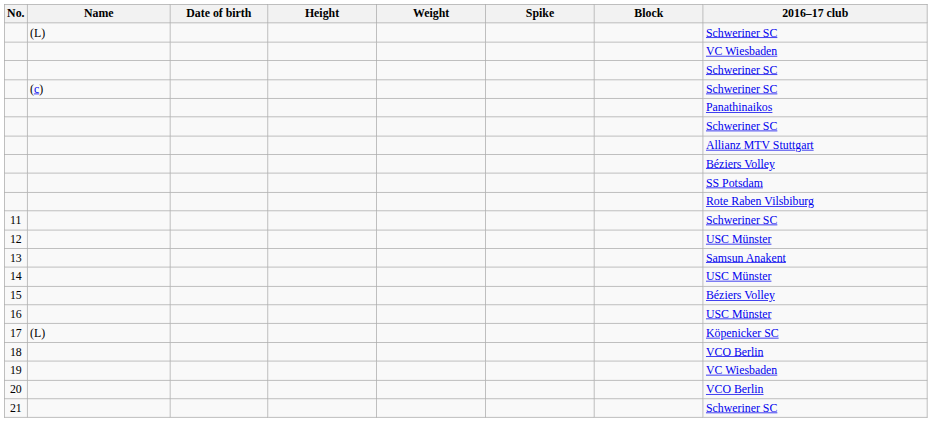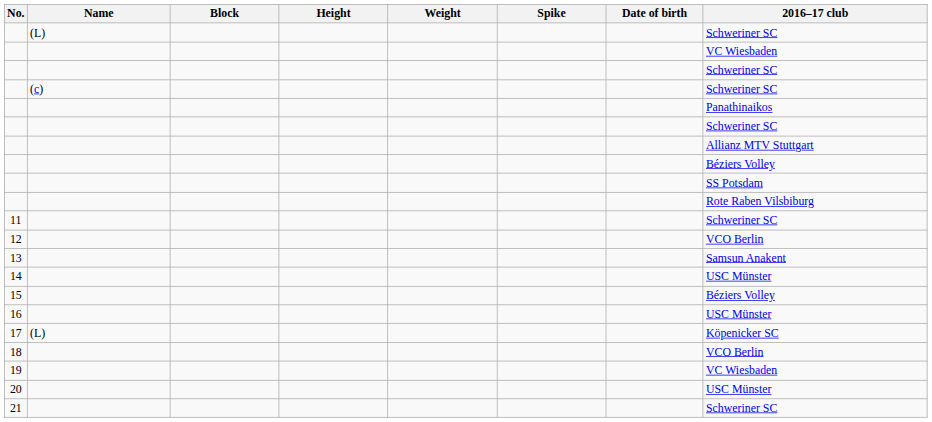columns swapped: (219, 13) <-> (649, 13)
(739, 239) USC Münster -> (735, 239) VCO Berlin
(735, 389) VCO Berlin -> (739, 389) USC Münster
